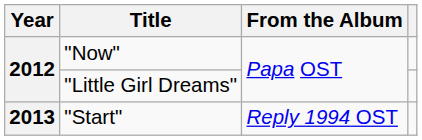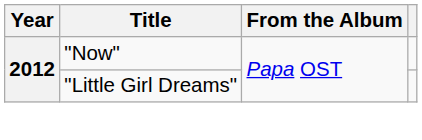- row: (93, 118)
